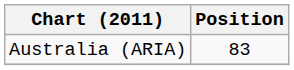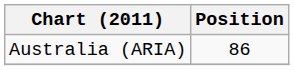(239, 50) 83 -> (239, 50) 86
